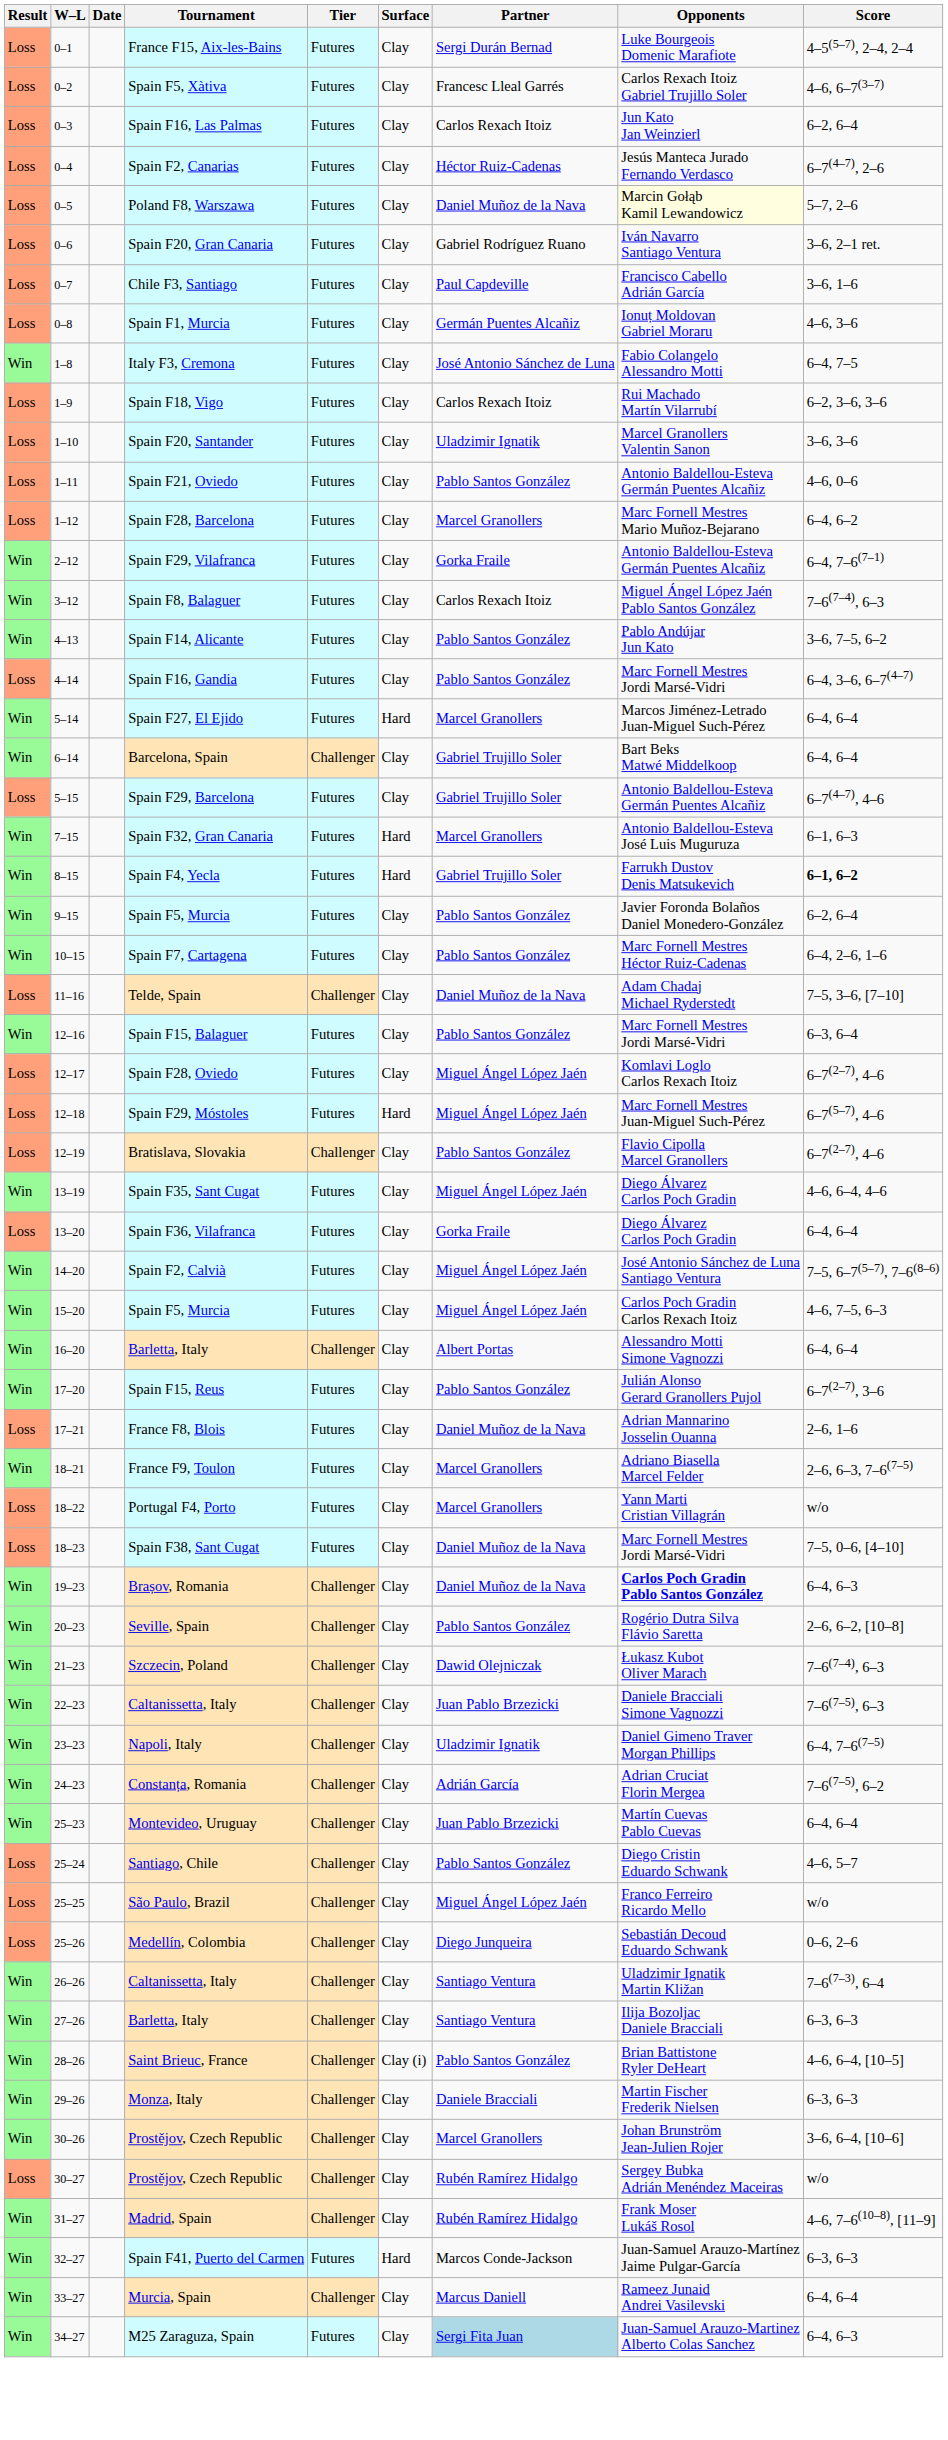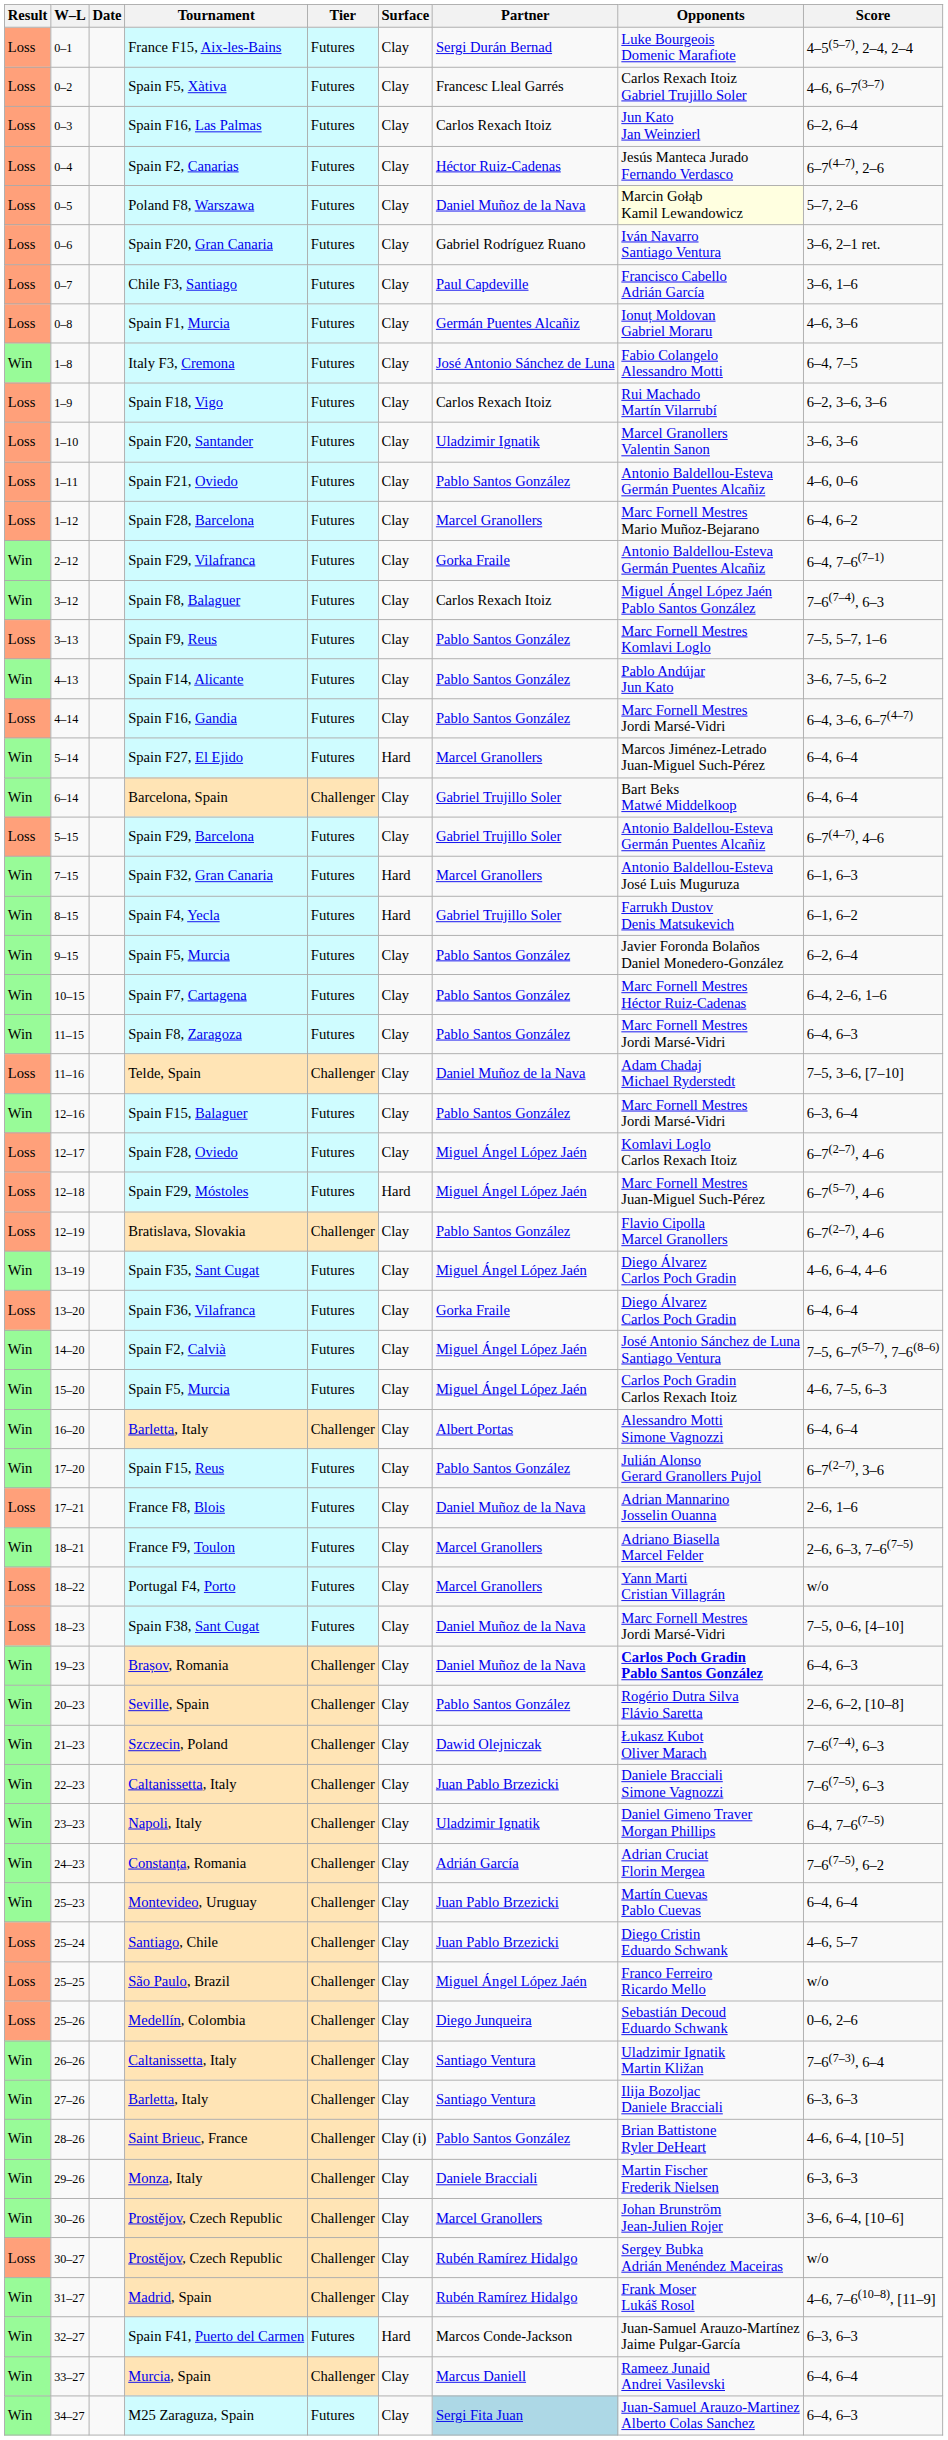+ row: (66, 640)
(832, 876) bold -> (832, 915) normal
+ row: (69, 1035)
(503, 1863) Pablo Santos González -> (497, 1941) Juan Pablo Brzezicki
